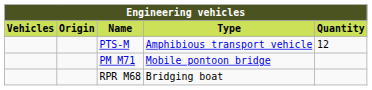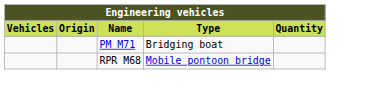- row: (114, 45)
(208, 61) Mobile pontoon bridge -> (184, 45) Bridging boat
(184, 77) Bridging boat -> (208, 61) Mobile pontoon bridge
